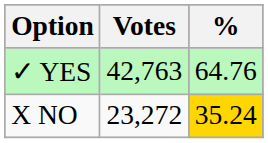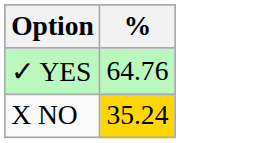- column: (144, 26)
